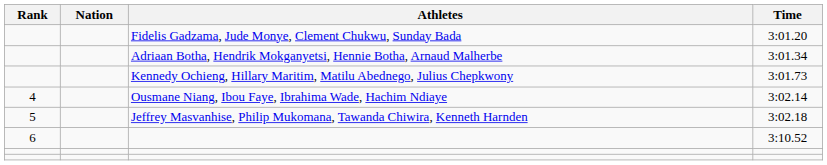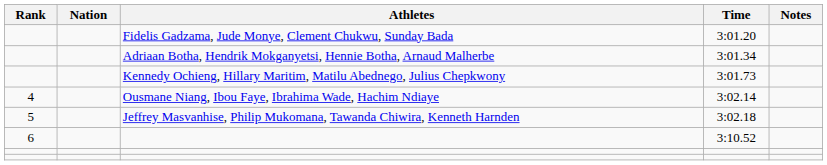+ column: (796, 14)
